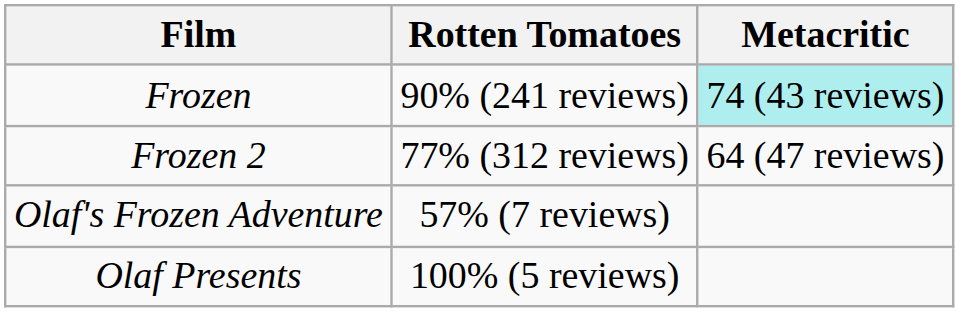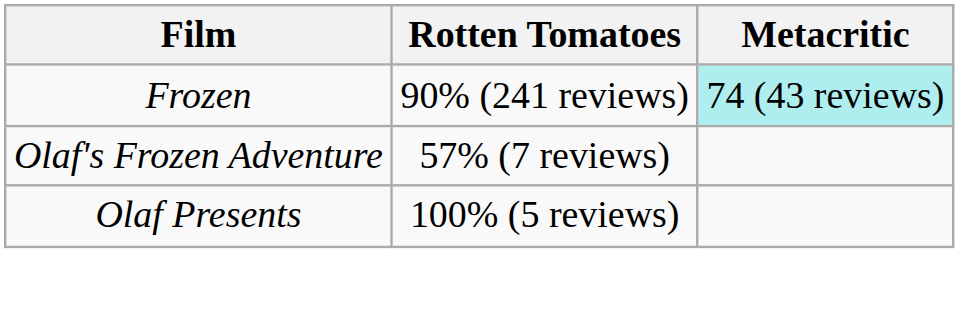- row: (198, 154)
